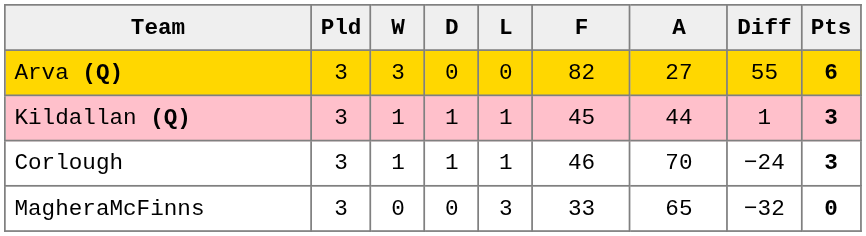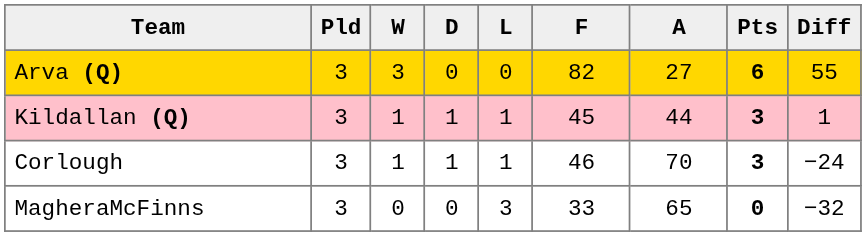columns swapped: (764, 27) <-> (831, 27)
